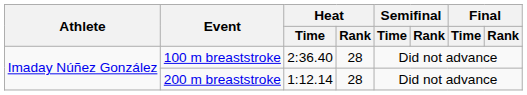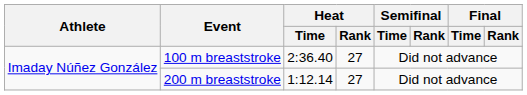(355, 58) 28 -> (355, 58) 27
(355, 79) 28 -> (355, 79) 27
